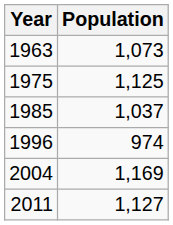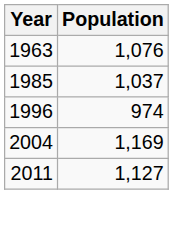(139, 50) 1,073 -> (139, 50) 1,076
- row: (31, 81)
